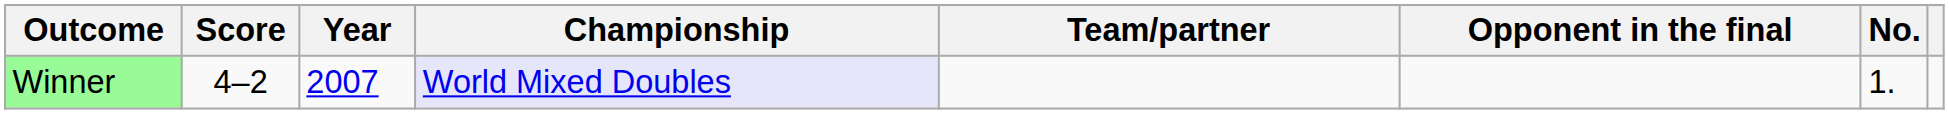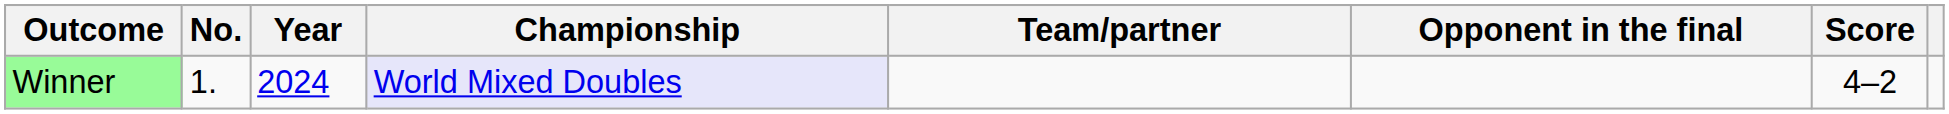columns swapped: (1895, 30) <-> (241, 30)
(342, 81) 2007 -> (293, 81) 2024
